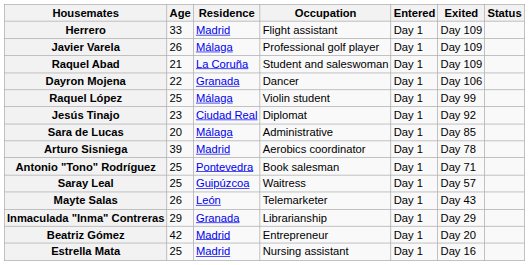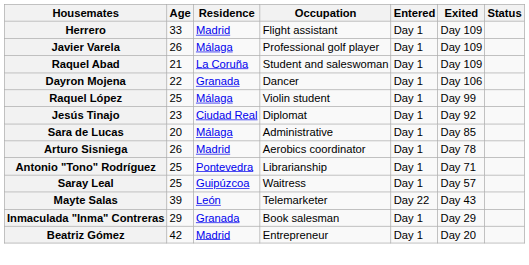(176, 149) 39 -> (176, 149) 26
(301, 166) Book salesman -> (295, 166) Librarianship
(176, 201) 26 -> (176, 201) 39
(408, 201) Day 1 -> (411, 201) Day 22
(295, 218) Librarianship -> (301, 218) Book salesman
- row: (86, 252)
